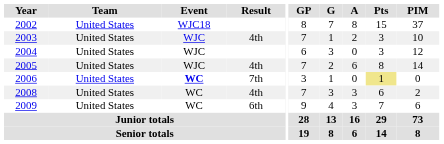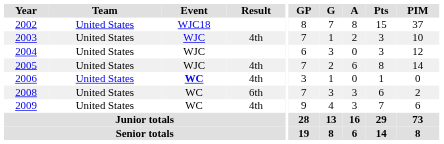(256, 78) 7th -> (256, 78) 4th
(381, 78) khaki background -> (381, 78) no background
(256, 92) 4th -> (256, 92) 6th
(256, 106) 6th -> (256, 106) 4th
